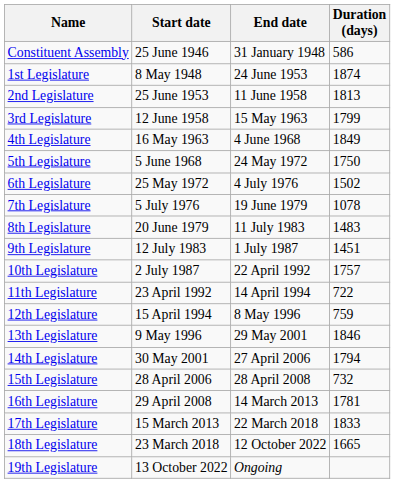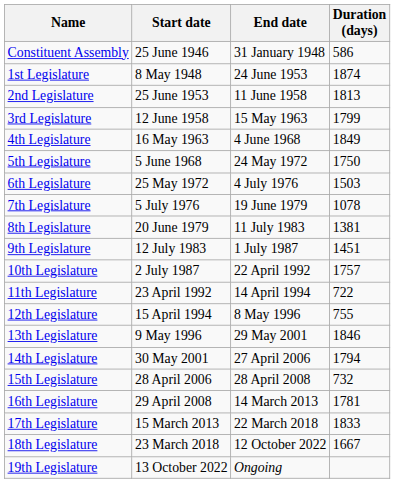(347, 183) 1502 -> (347, 183) 1503
(347, 227) 1483 -> (347, 227) 1381
(343, 314) 759 -> (343, 314) 755
(347, 445) 1665 -> (347, 445) 1667
